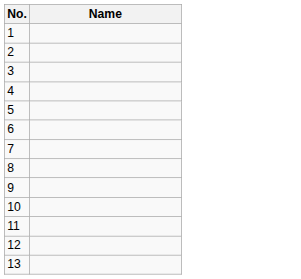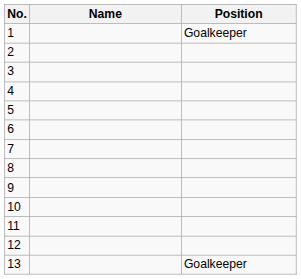+ column: (239, 14)
